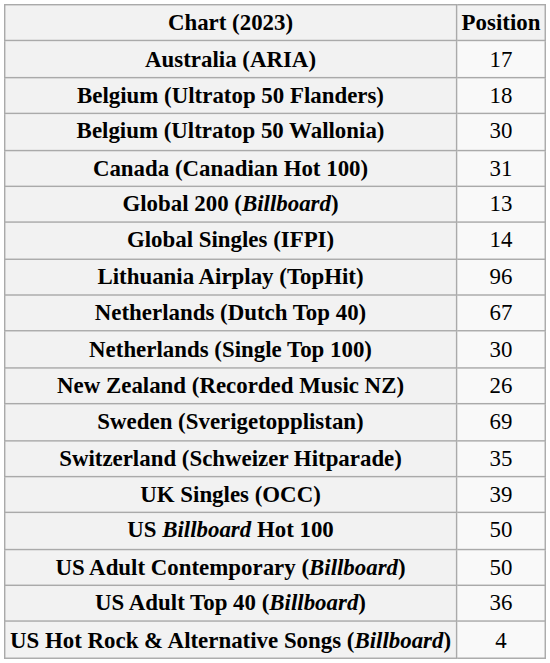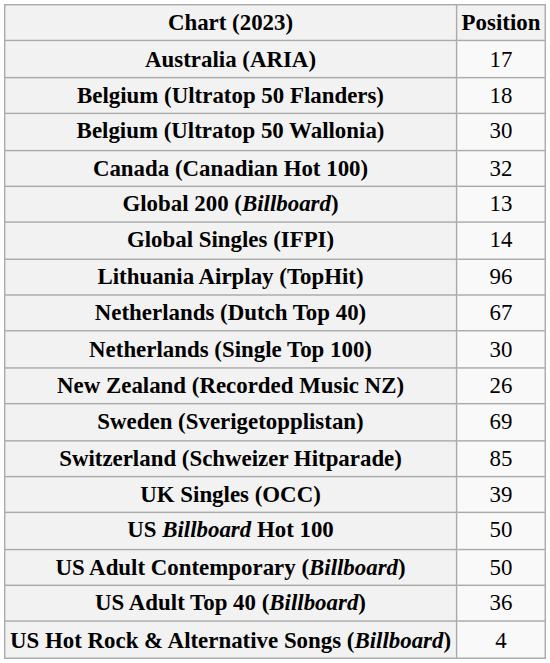(501, 167) 31 -> (501, 167) 32
(501, 458) 35 -> (501, 458) 85
